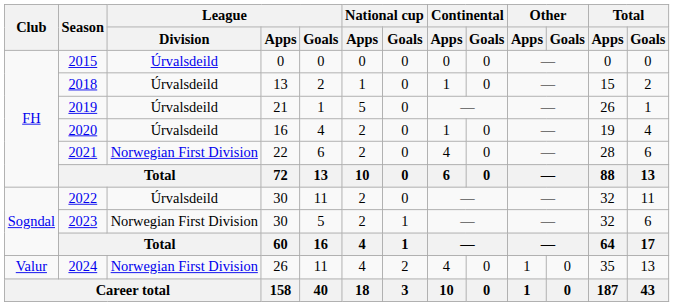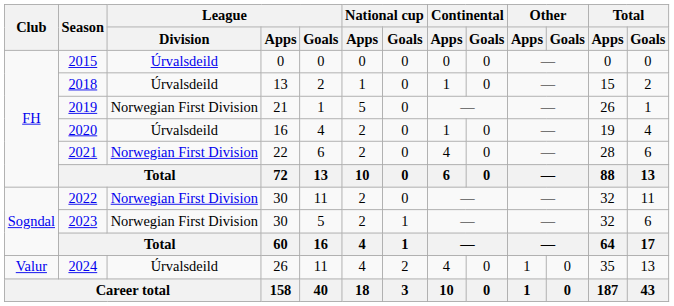(184, 107) Úrvalsdeild -> (184, 107) Norwegian First Division
(184, 198) Úrvalsdeild -> (184, 198) Norwegian First Division
(184, 267) Norwegian First Division -> (184, 267) Úrvalsdeild
